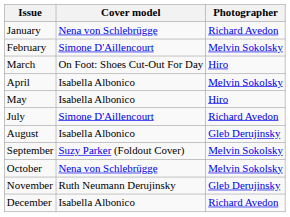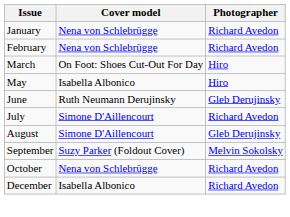(106, 47) Simone D'Aillencourt -> (108, 47) Nena von Schlebrügge
(246, 47) Melvin Sokolsky -> (243, 47) Richard Avedon
- row: (18, 82)
+ row: (17, 99)
(97, 133) Isabella Albonico -> (106, 133) Simone D'Aillencourt
(246, 168) Melvin Sokolsky -> (243, 168) Richard Avedon
- row: (30, 185)
